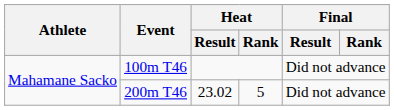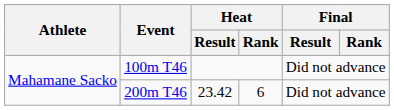(215, 93) 23.02 -> (215, 93) 23.42
(261, 93) 5 -> (261, 93) 6
